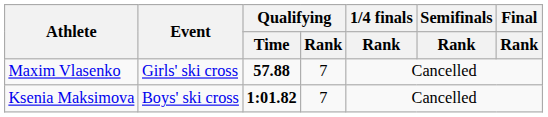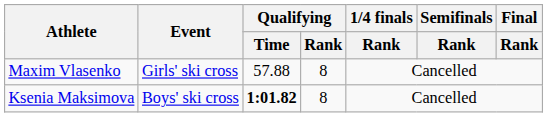(272, 71) bold -> (272, 71) normal
(323, 71) 7 -> (323, 71) 8
(323, 98) 7 -> (323, 98) 8
